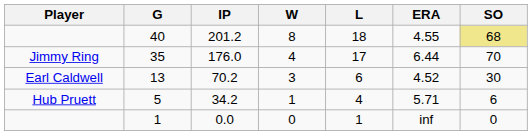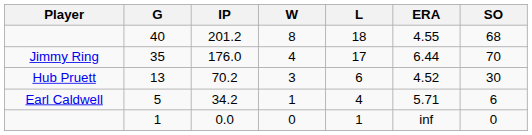(493, 36) khaki background -> (493, 36) no background
(64, 78) Earl Caldwell -> (64, 78) Hub Pruett
(64, 99) Hub Pruett -> (64, 99) Earl Caldwell
